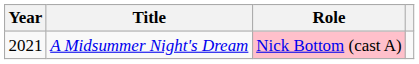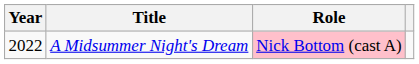(25, 44) 2021 -> (25, 44) 2022
